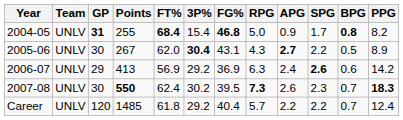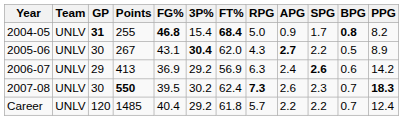columns swapped: (230, 13) <-> (169, 13)
